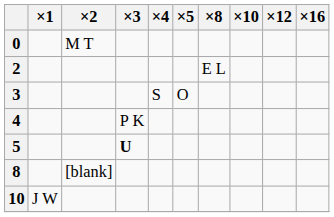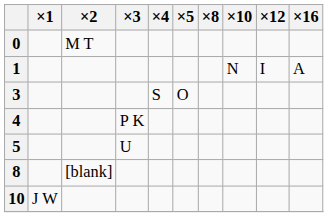+ row: (16, 69)
- row: (16, 69)
(126, 146) bold -> (126, 146) normal
